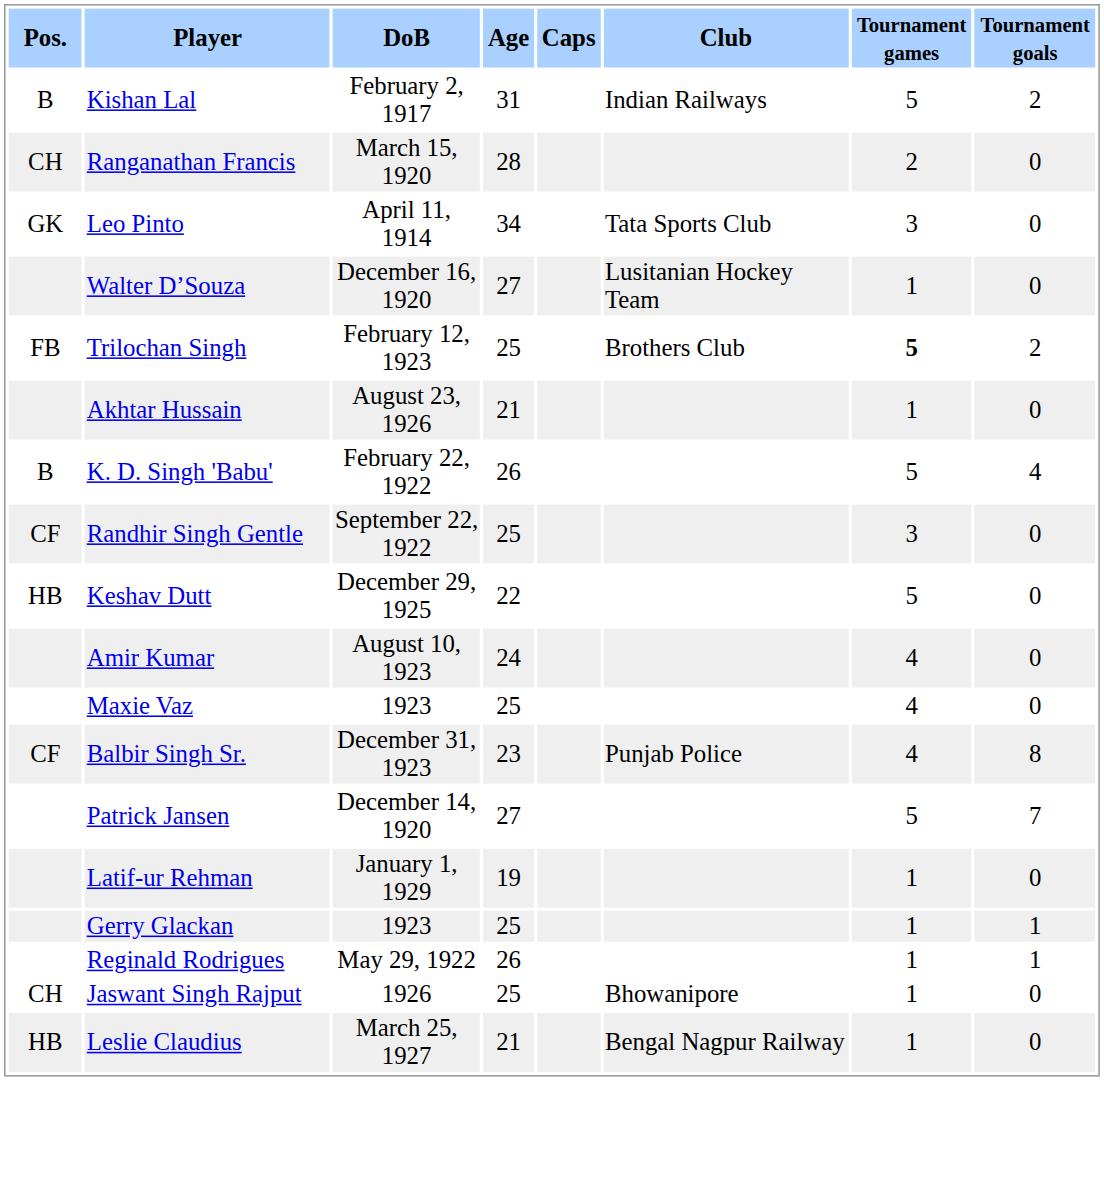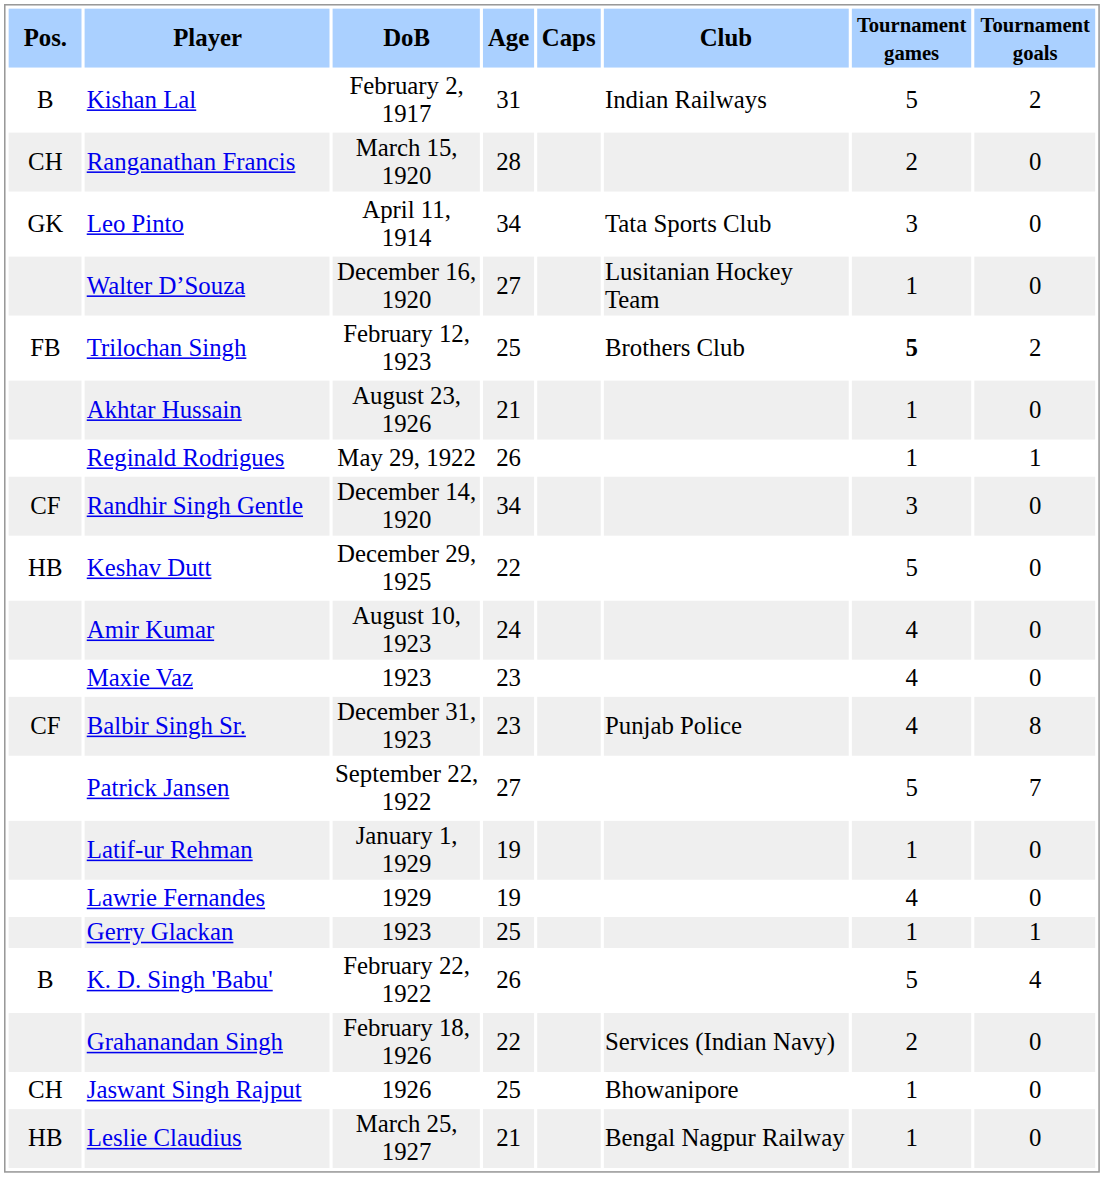rows swapped: (180, 471) <-> (186, 960)
(407, 533) September 22, 1922 -> (407, 505) December 14, 1920
(509, 533) 25 -> (509, 505) 34
(509, 705) 25 -> (509, 677) 23
(407, 815) December 14, 1920 -> (407, 788) September 22, 1922
+ row: (176, 898)
+ row: (185, 1042)
